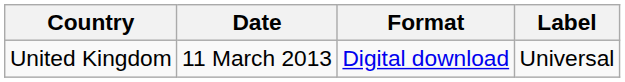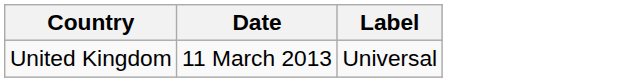- column: (426, 22)
